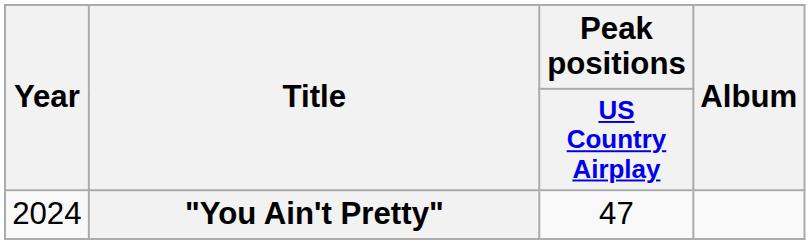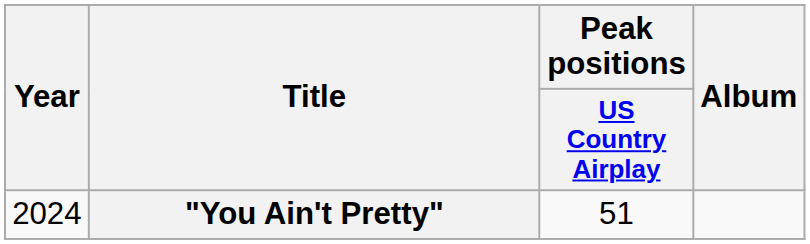(616, 213) 47 -> (616, 213) 51
